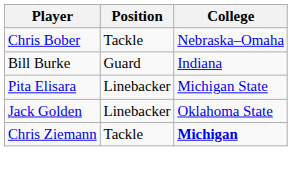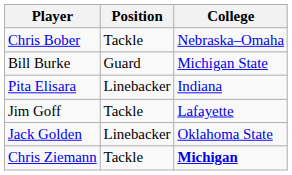(200, 63) Indiana -> (223, 63) Michigan State
(223, 87) Michigan State -> (200, 87) Indiana
+ row: (34, 110)
